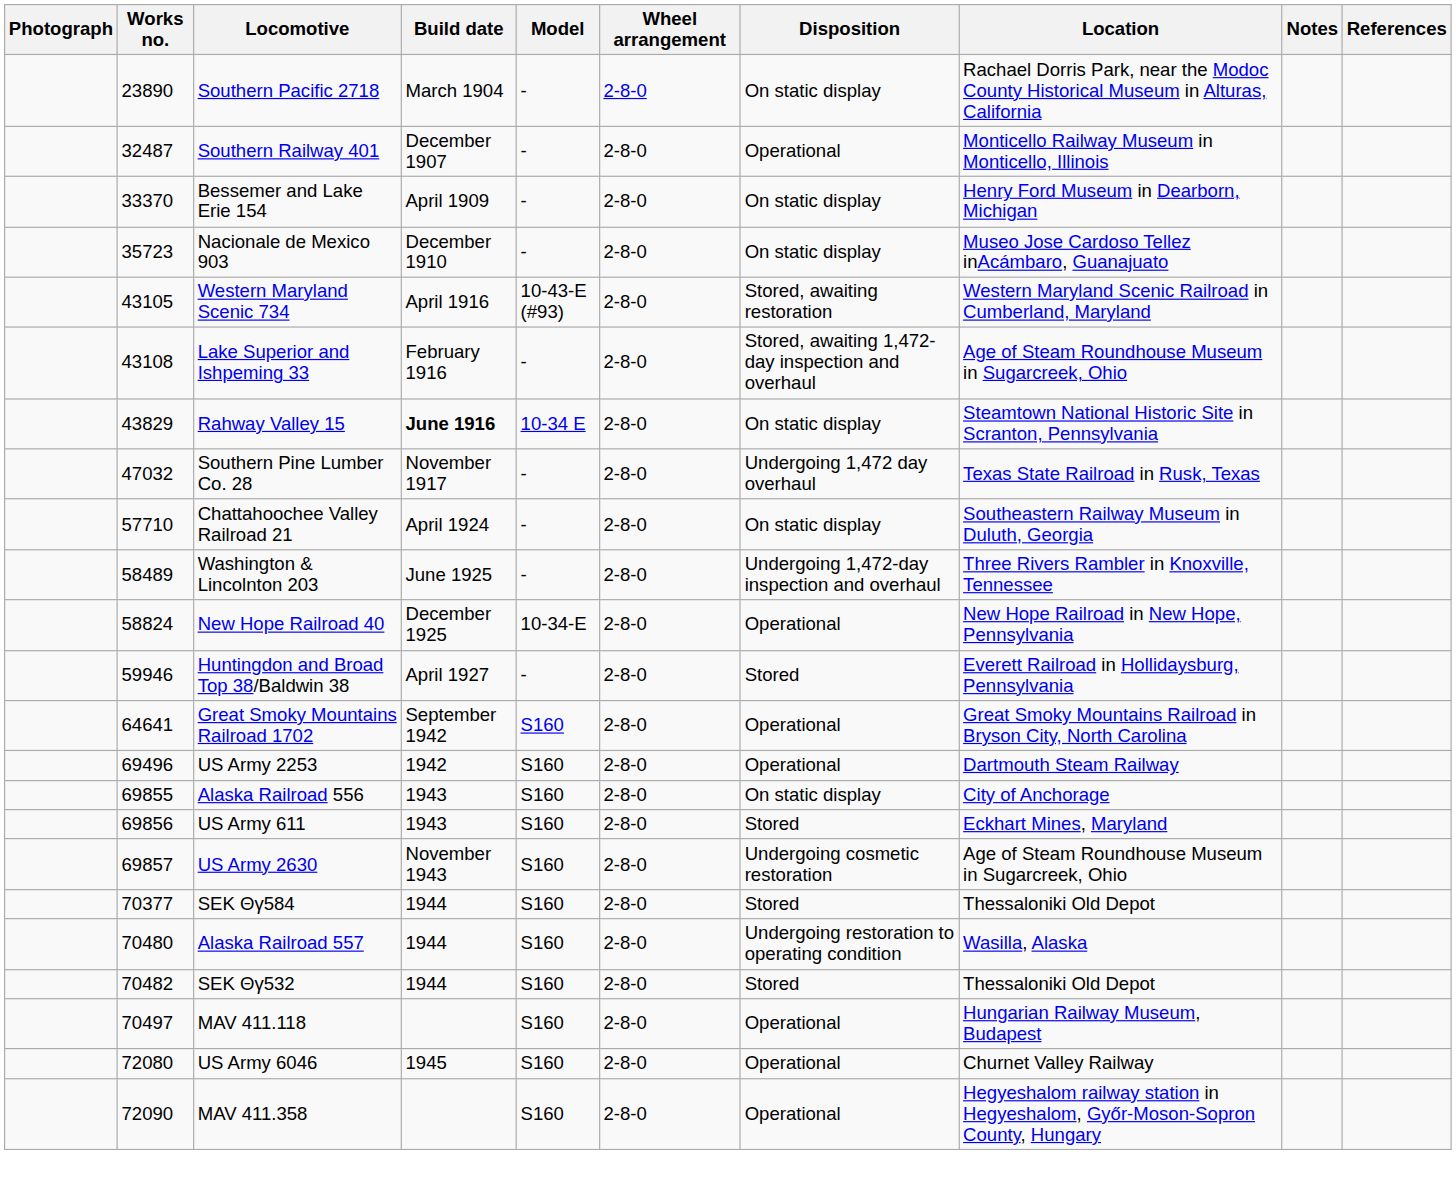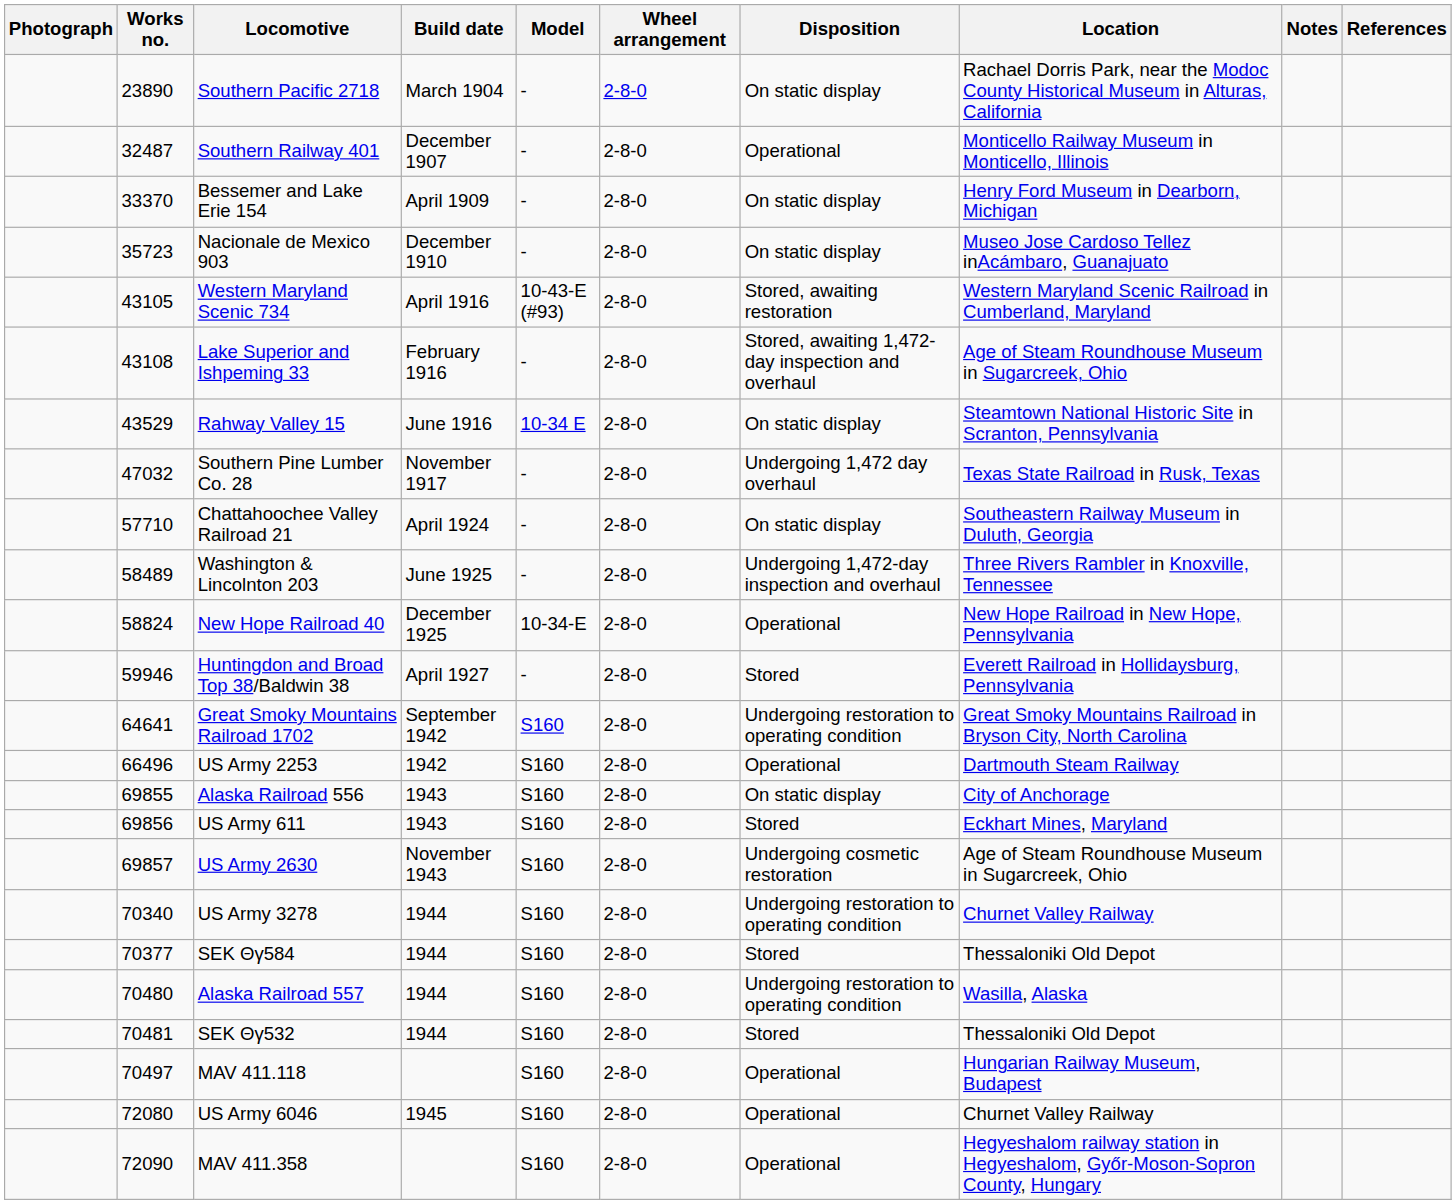(147, 423) 43829 -> (147, 423) 43529
(450, 423) bold -> (449, 423) normal
(793, 725) Operational -> (849, 725) Undergoing restoration to operating condition
(147, 765) 69496 -> (147, 765) 66496
+ row: (257, 914)
(147, 983) 70482 -> (147, 1034) 70481
